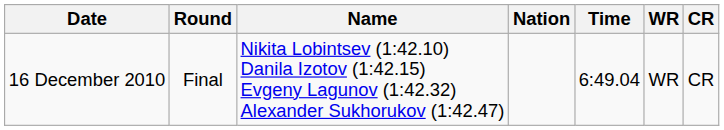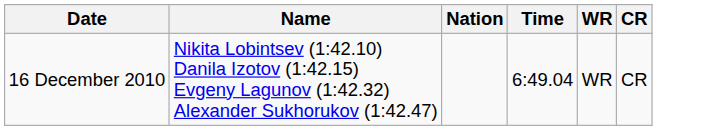- column: (203, 19)
